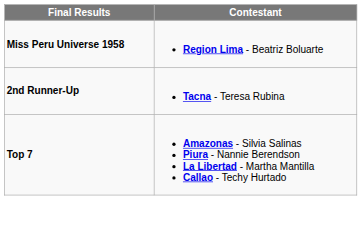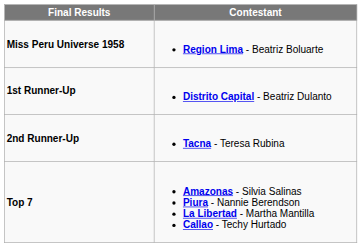+ row: (41, 91)
